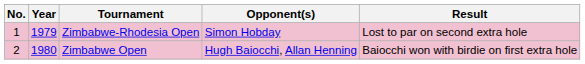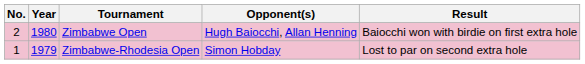rows swapped: (131, 32) <-> (104, 50)
